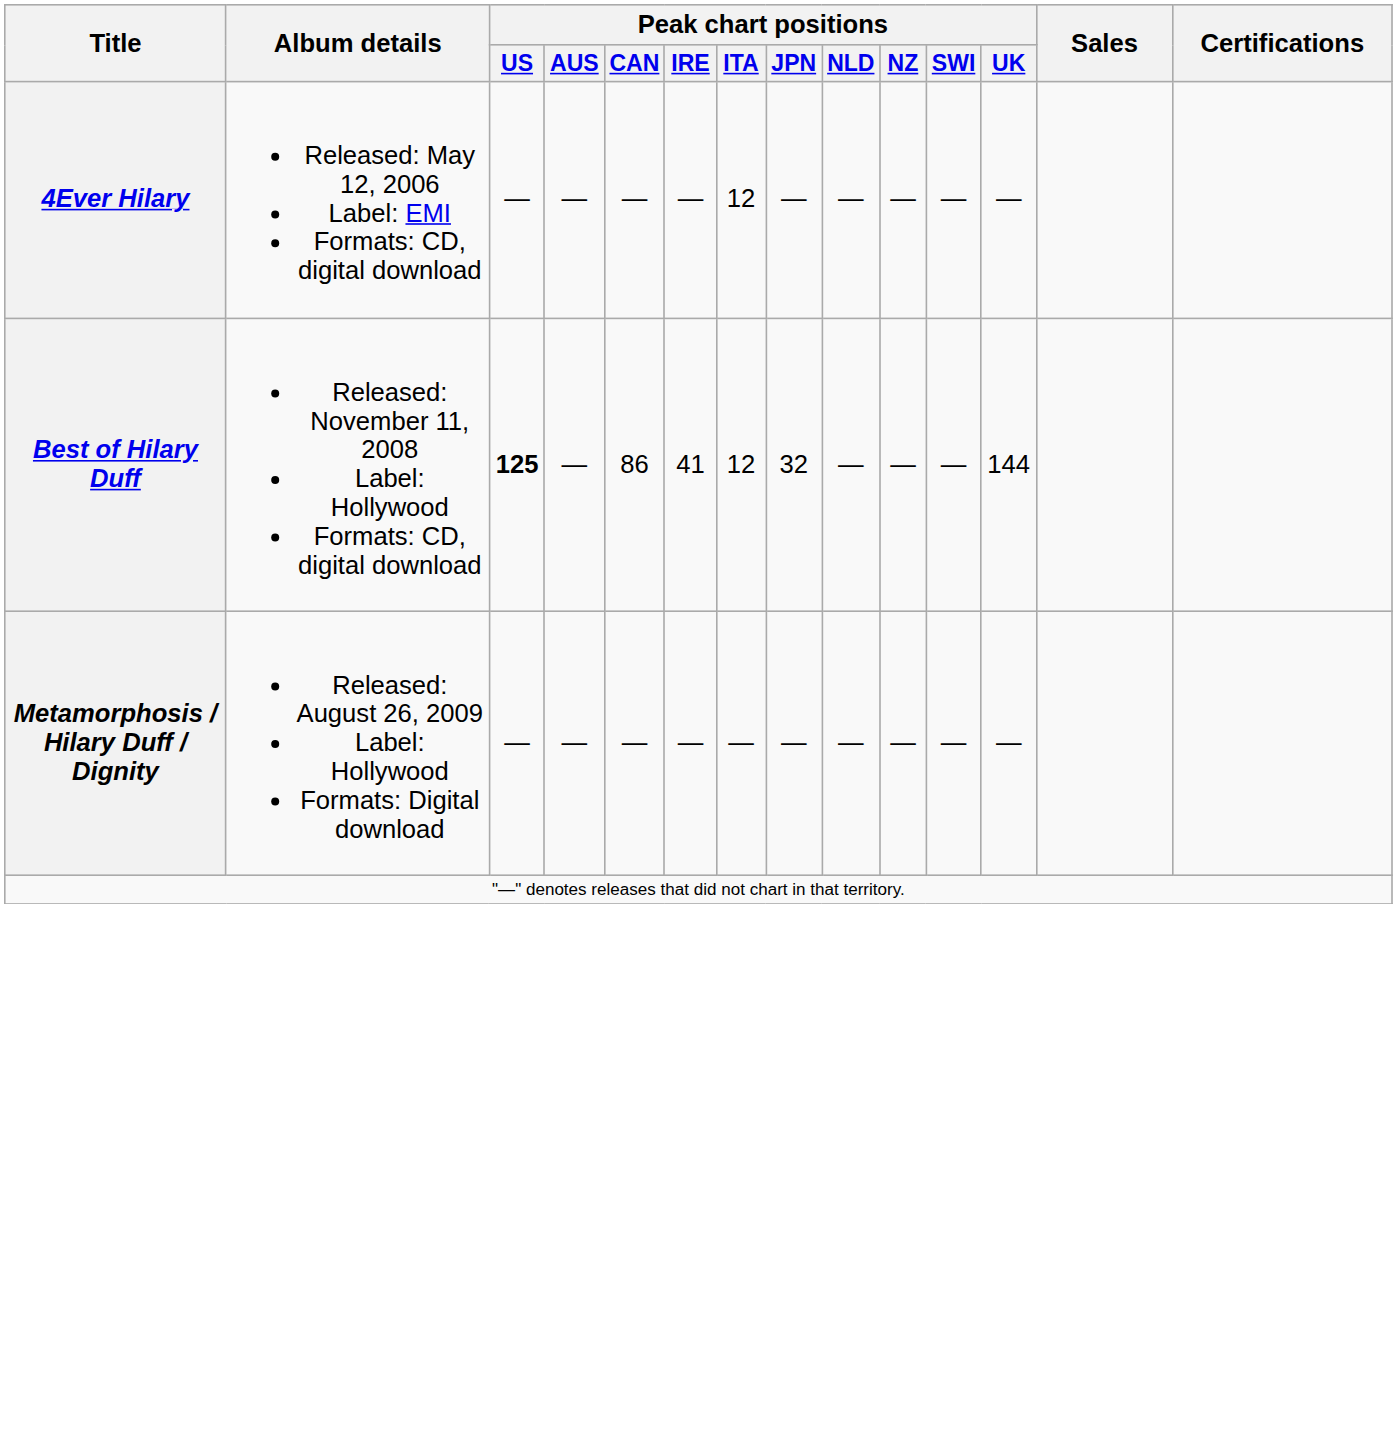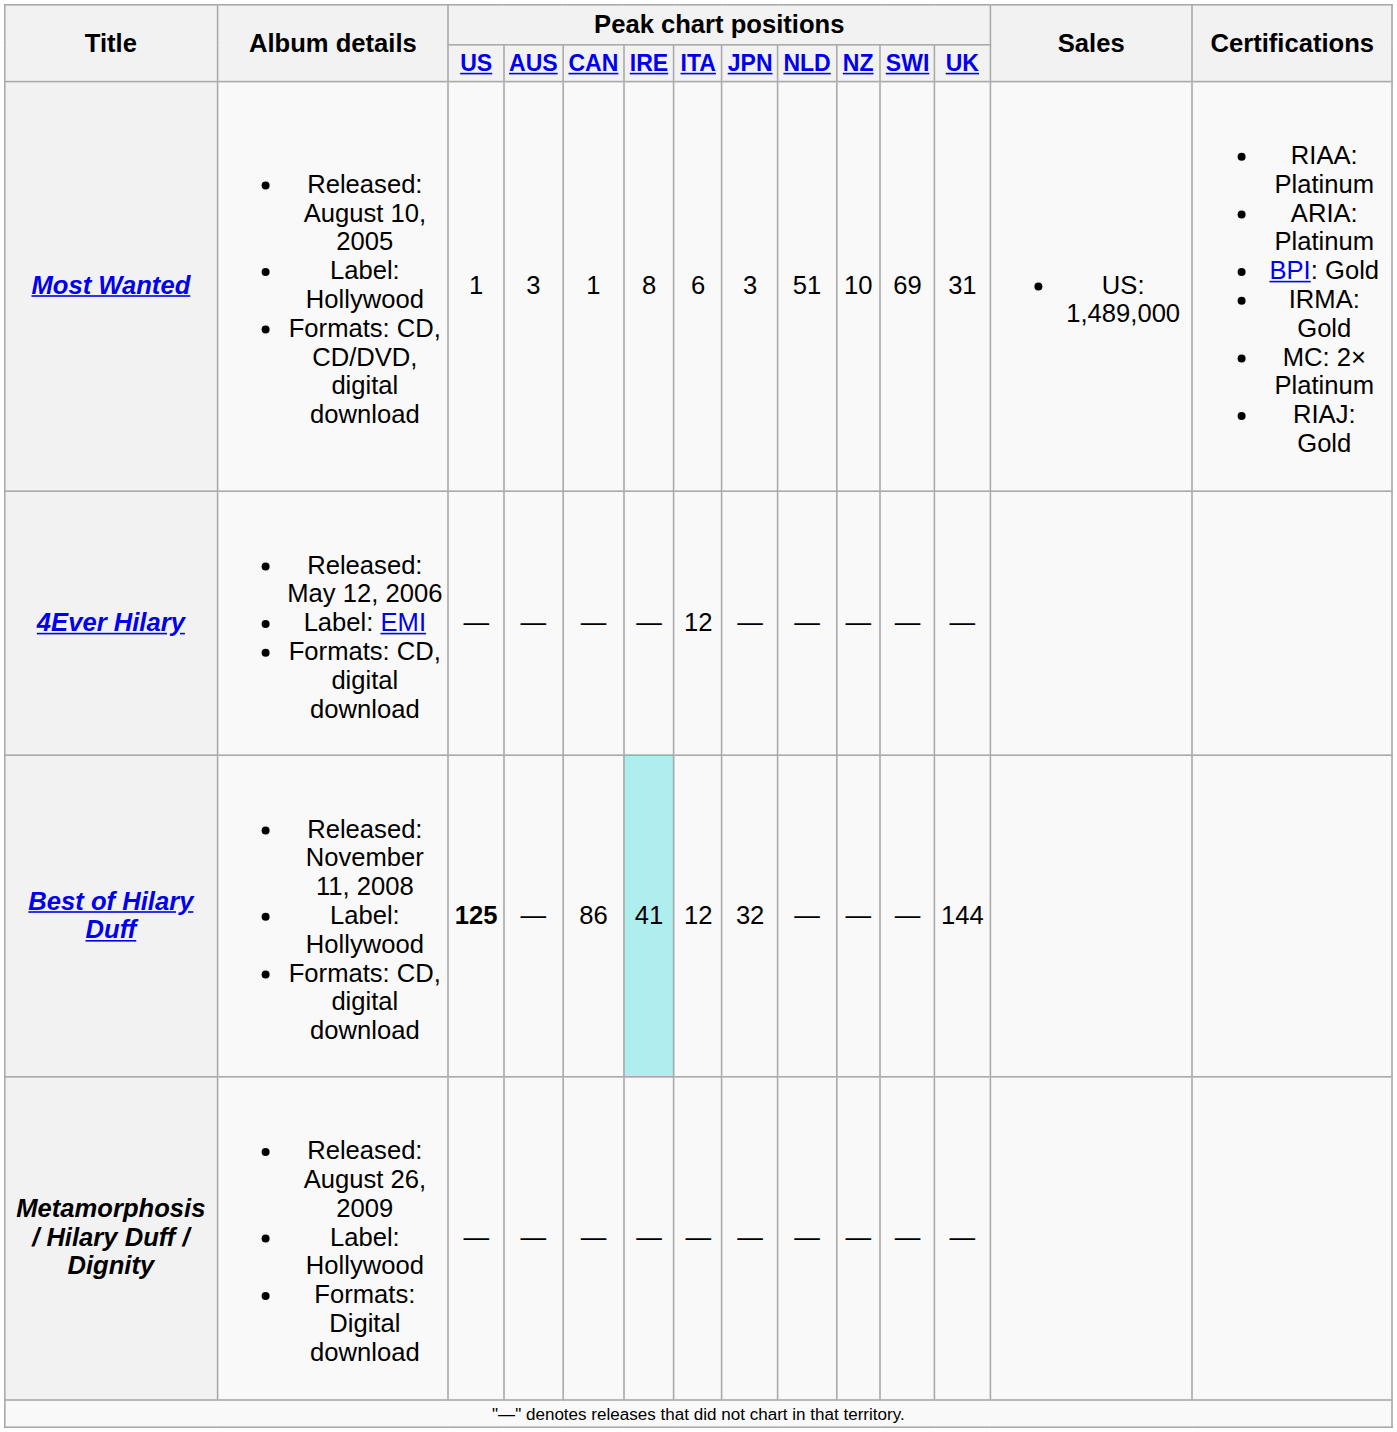+ row: (111, 285)
(691, 464) no background -> (649, 915) paleturquoise background
